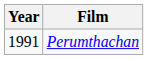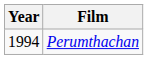(24, 41) 1991 -> (24, 41) 1994
